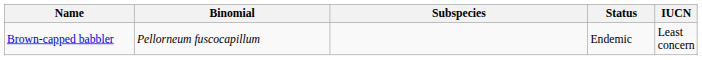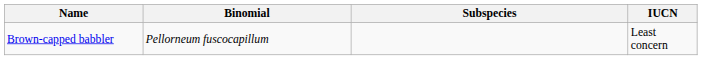- column: (621, 13)
